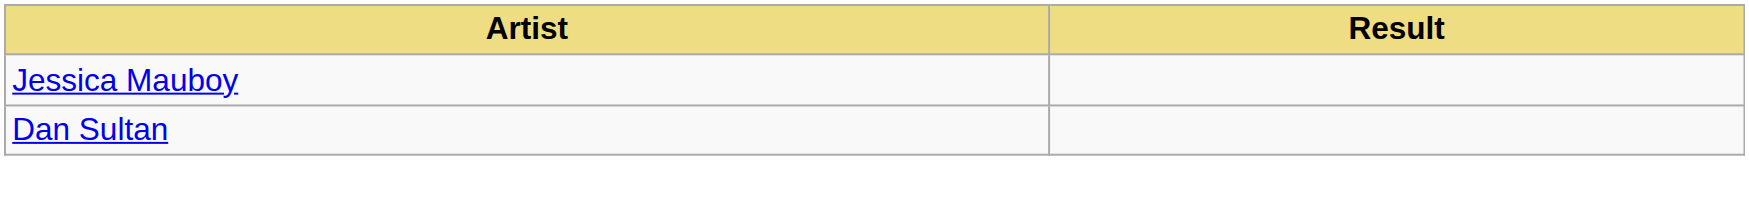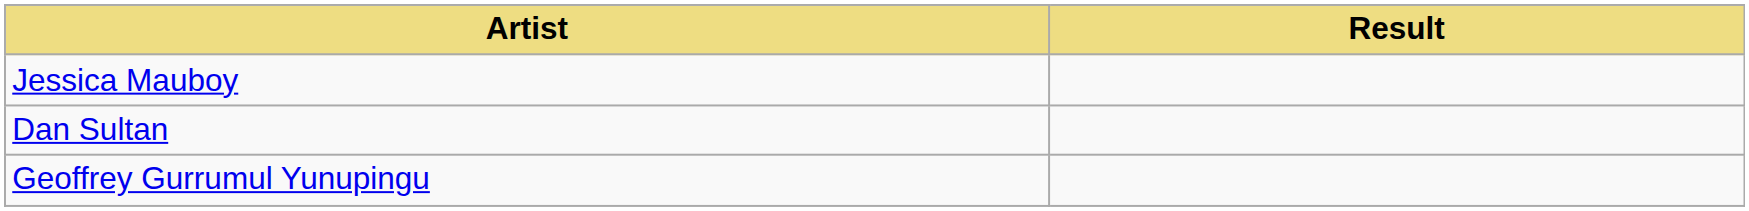+ row: (221, 179)
